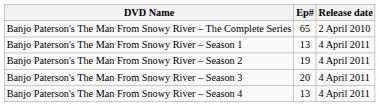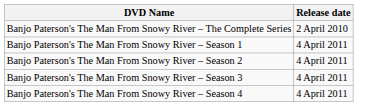- column: (305, 12)
